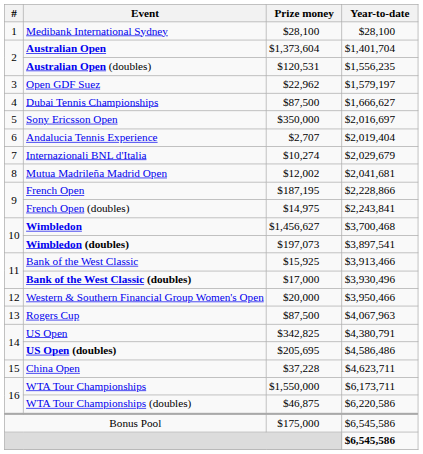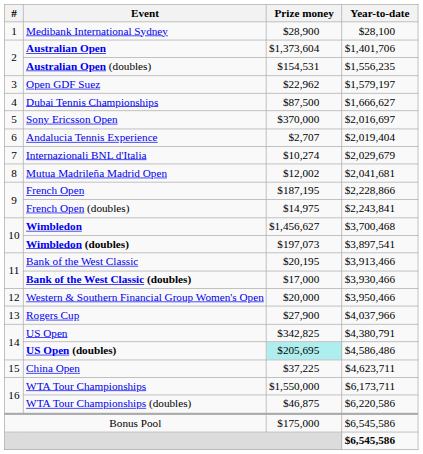(301, 31) $28,100 -> (301, 31) $28,900
(370, 48) $1,401,704 -> (370, 48) $1,401,706
(298, 66) $120,531 -> (298, 66) $154,531
(298, 119) $350,000 -> (298, 119) $370,000
(301, 262) $15,925 -> (301, 262) $20,195
(370, 279) $3,930,496 -> (370, 279) $3,930,466
(301, 315) $87,500 -> (301, 315) $27,900
(370, 315) $4,067,963 -> (370, 315) $4,037,966
(298, 350) no background -> (298, 350) paleturquoise background
(301, 368) $37,228 -> (301, 368) $37,225
